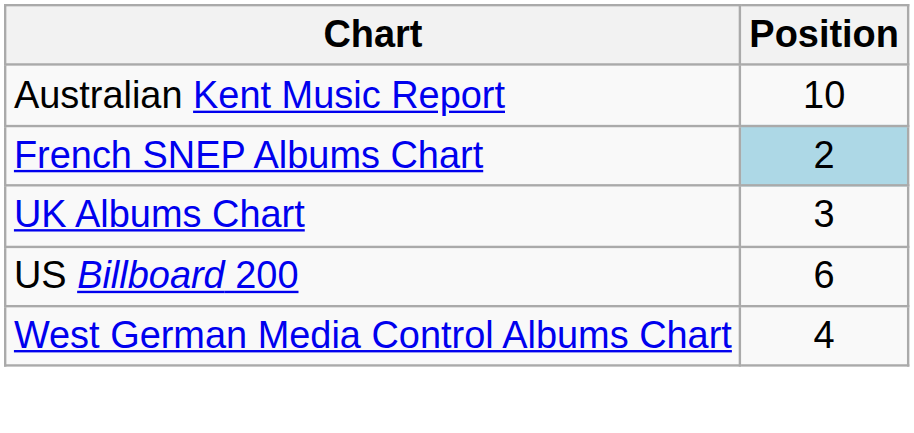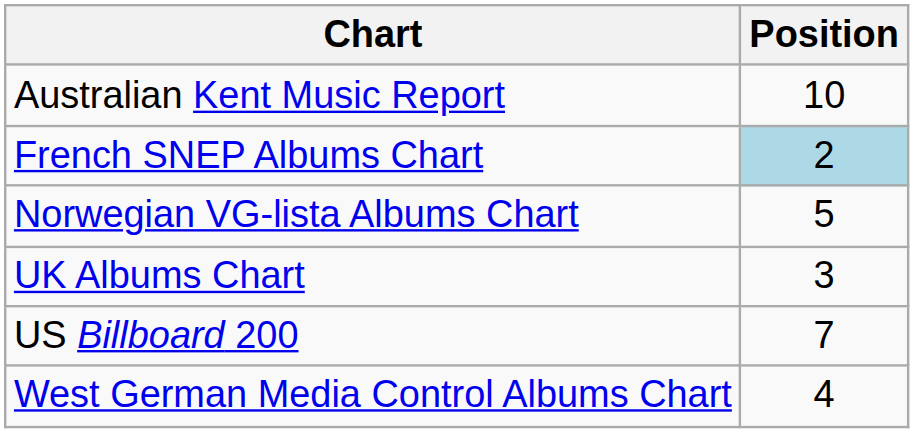+ row: (296, 214)
(824, 275) 6 -> (824, 335) 7
